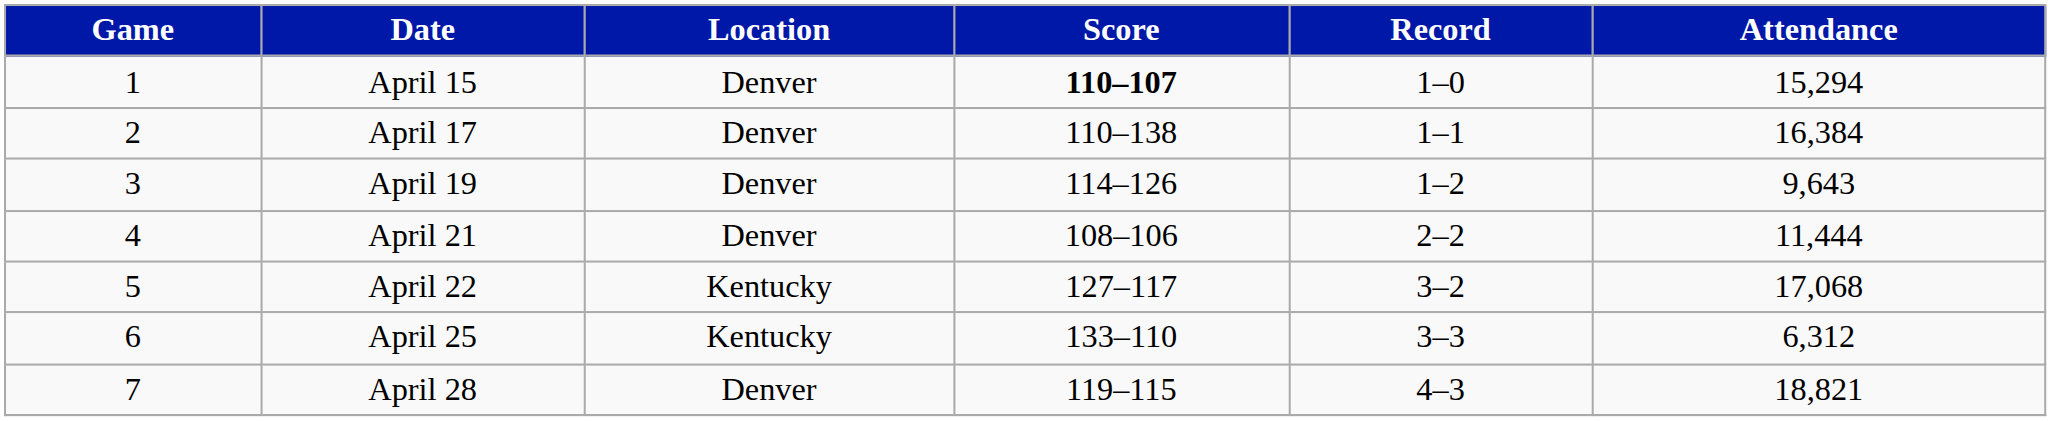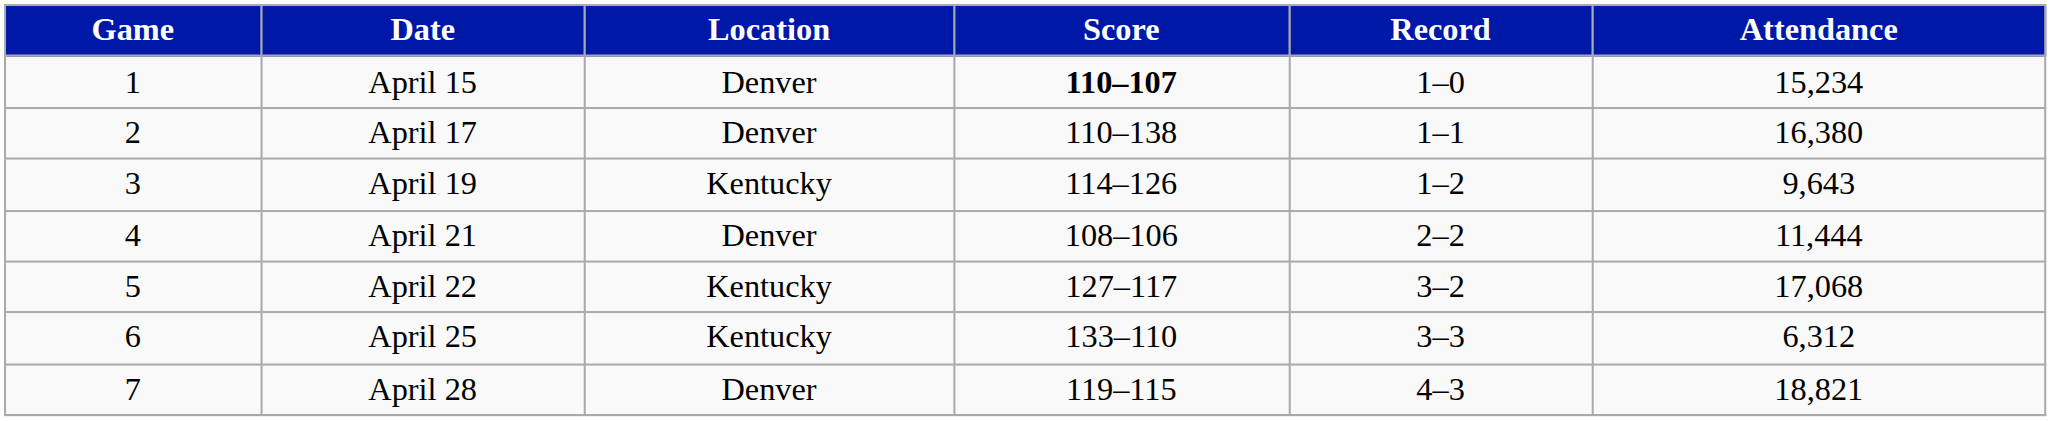(1819, 81) 15,294 -> (1819, 81) 15,234
(1819, 132) 16,384 -> (1819, 132) 16,380
(769, 183) Denver -> (769, 183) Kentucky
